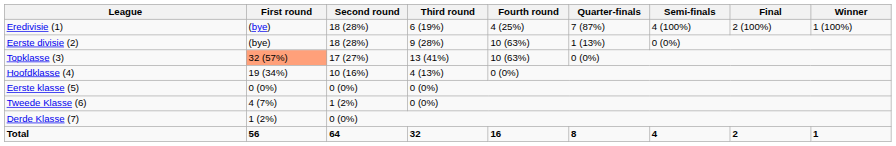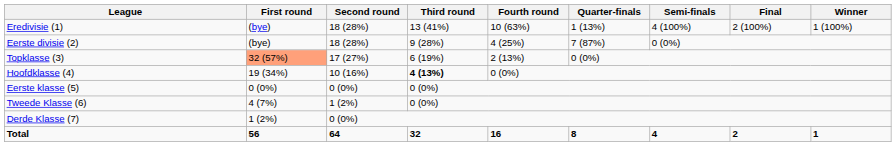(427, 27) 6 (19%) -> (429, 27) 13 (41%)
(507, 27) 4 (25%) -> (510, 27) 10 (63%)
(588, 27) 7 (87%) -> (588, 27) 1 (13%)
(510, 42) 10 (63%) -> (507, 42) 4 (25%)
(588, 42) 1 (13%) -> (588, 42) 7 (87%)
(429, 57) 13 (41%) -> (427, 57) 6 (19%)
(510, 57) 10 (63%) -> (507, 57) 2 (13%)
(427, 72) normal -> (427, 72) bold
